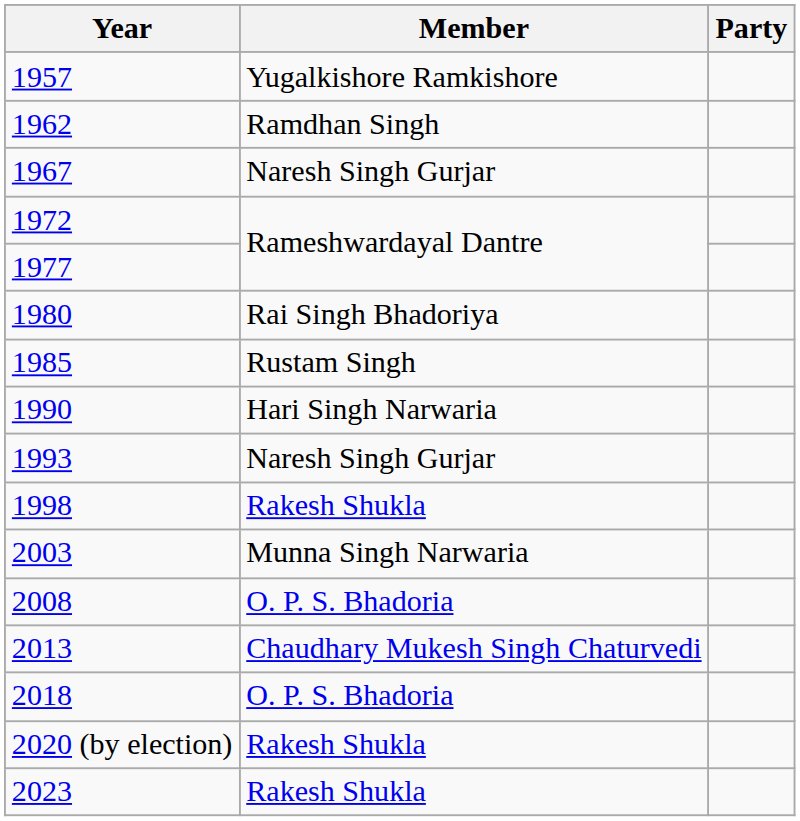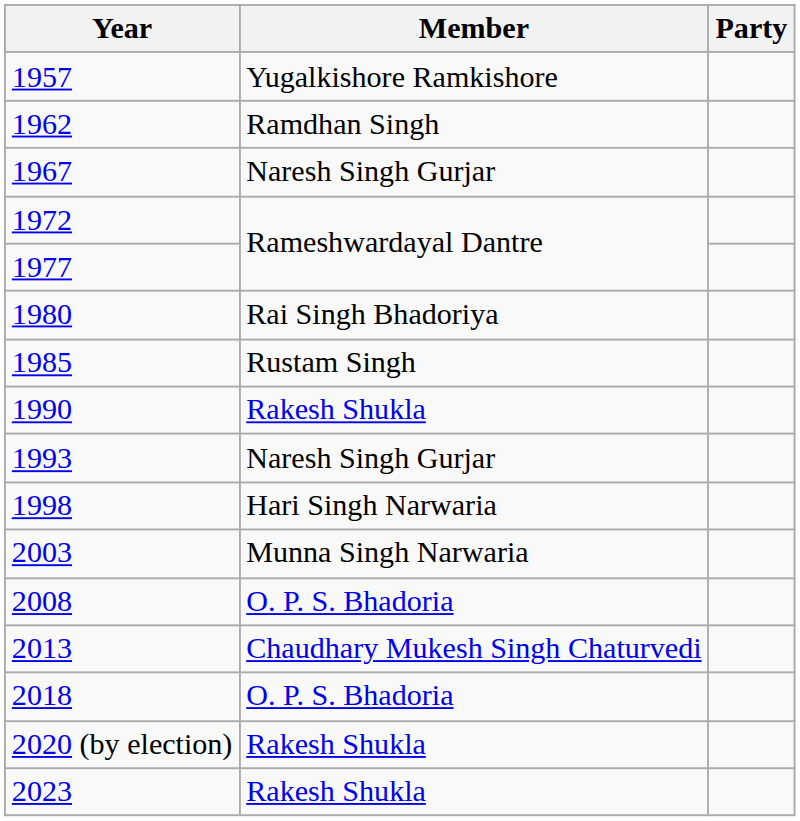(372, 409) Hari Singh Narwaria -> (336, 409) Rakesh Shukla
(336, 505) Rakesh Shukla -> (372, 505) Hari Singh Narwaria
